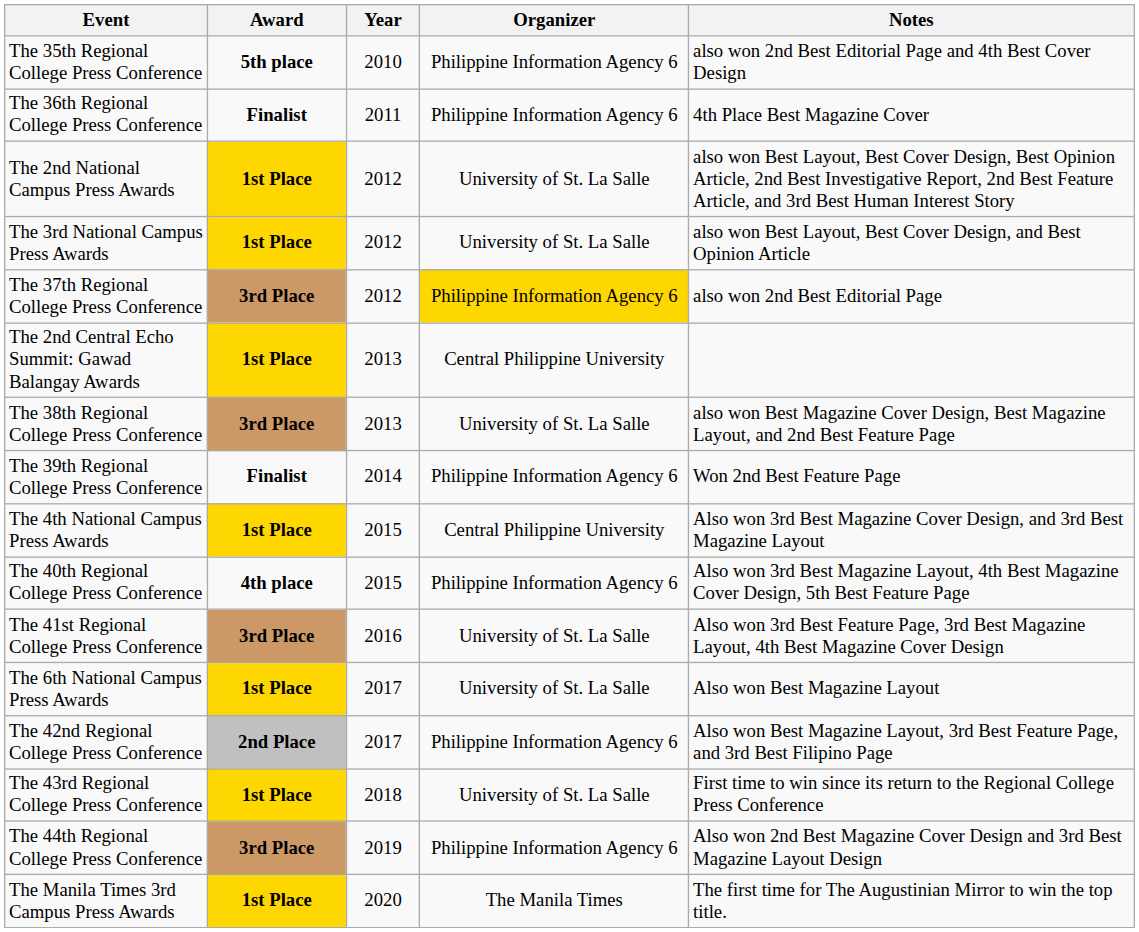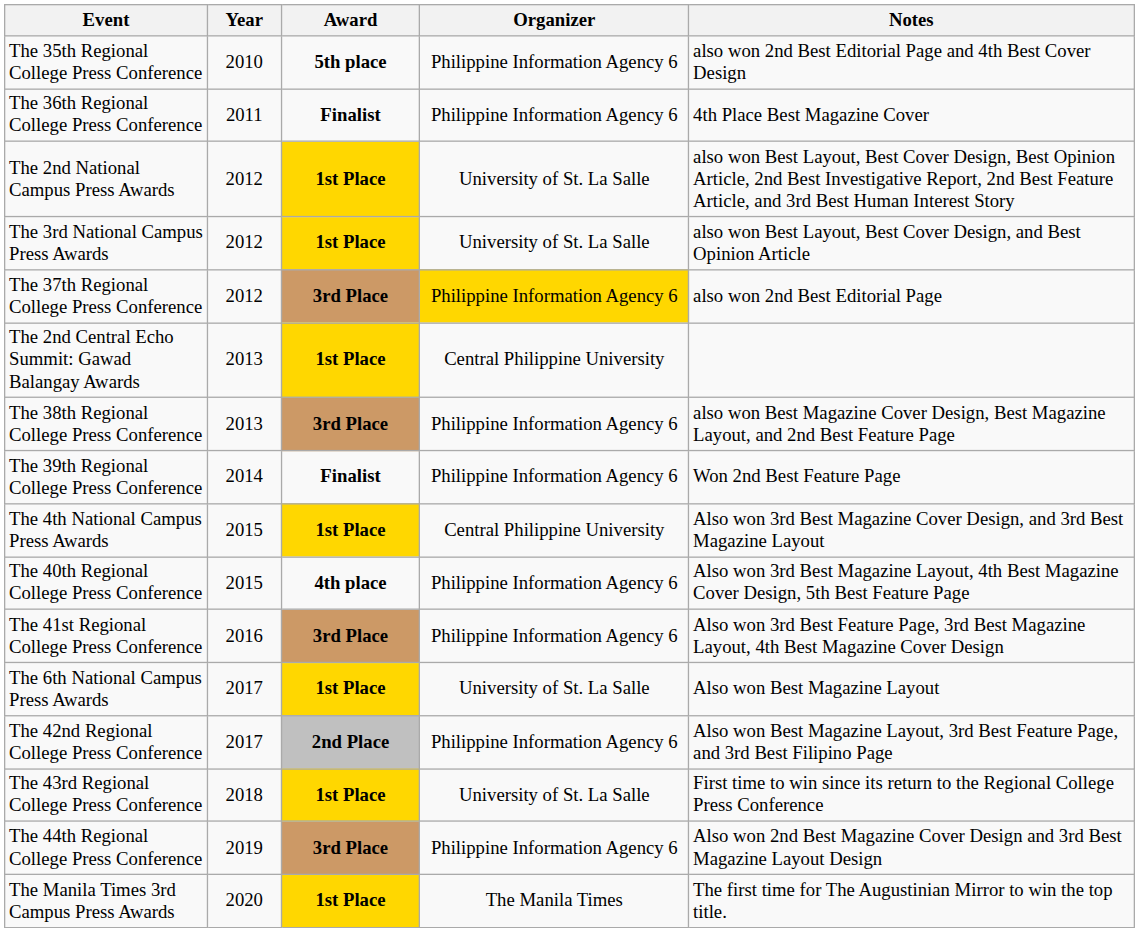columns swapped: (383, 20) <-> (277, 20)
(554, 424) University of St. La Salle -> (554, 424) Philippine Information Agency 6
(554, 636) University of St. La Salle -> (554, 636) Philippine Information Agency 6
